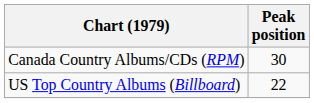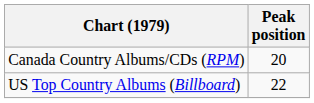(279, 60) 30 -> (279, 60) 20
